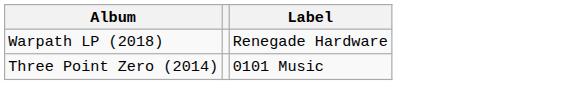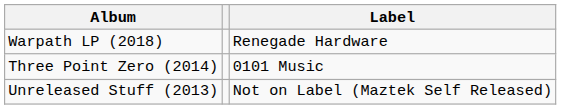+ row: (113, 91)
